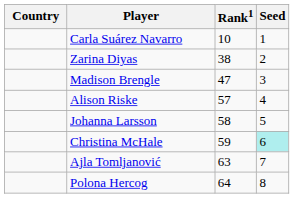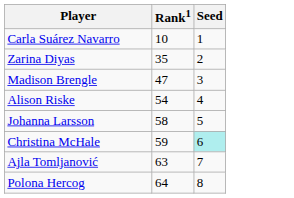- column: (36, 16)
(224, 59) 38 -> (162, 59) 35
(224, 100) 57 -> (162, 100) 54
